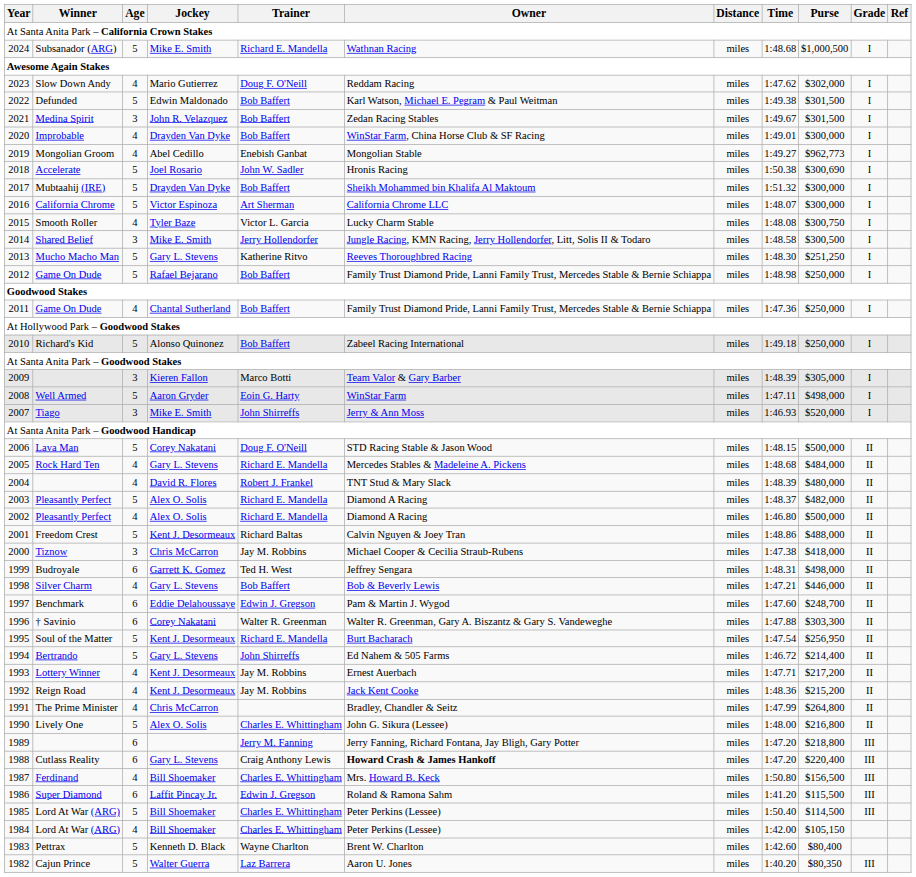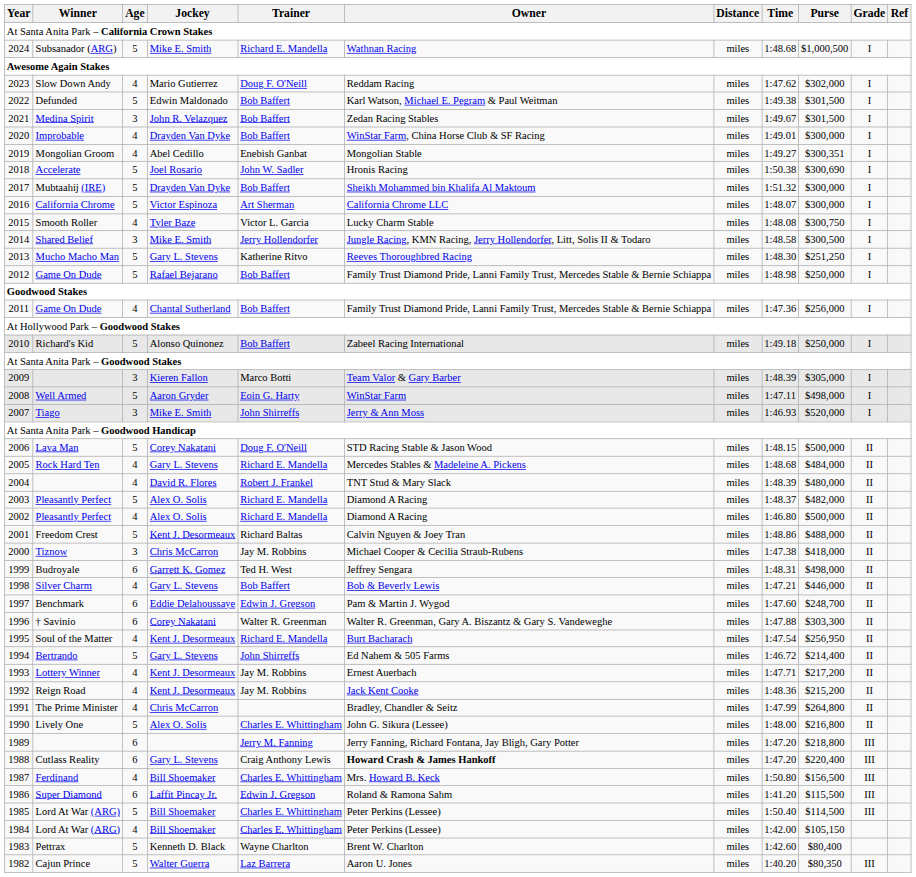(825, 153) $962,773 -> (825, 153) $300,351
(825, 309) $250,000 -> (825, 309) $256,000
(135, 638) 5 -> (135, 638) 4
